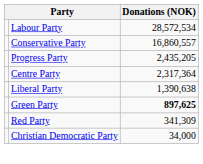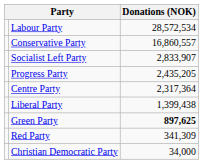+ row: (49, 58)
(176, 89) 1,390,638 -> (176, 105) 1,399,438
